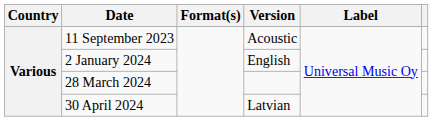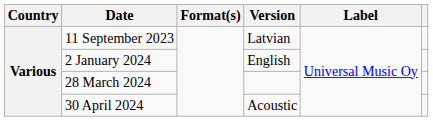(272, 37) Acoustic -> (269, 37) Latvian
(269, 104) Latvian -> (272, 104) Acoustic
